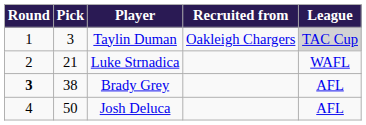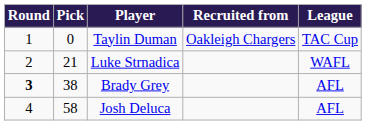(70, 39) 3 -> (70, 39) 0
(330, 39) lightgrey background -> (330, 39) no background
(70, 108) 50 -> (70, 108) 58
